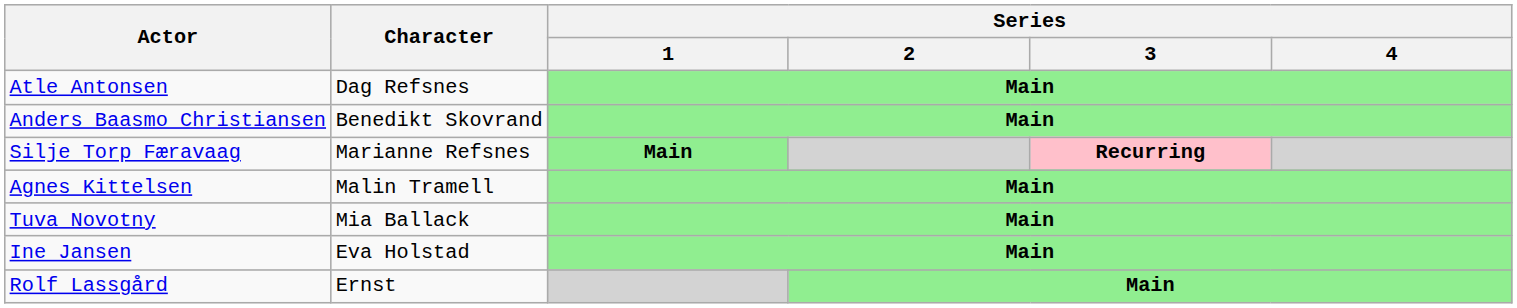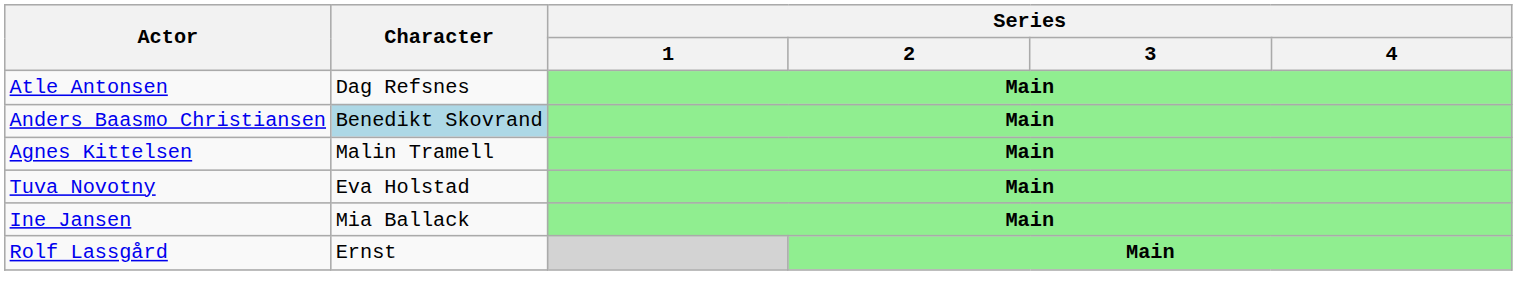(439, 120) no background -> (439, 120) lightblue background
- row: (125, 154)
(403, 220) Mia Ballack -> (403, 187) Eva Holstad
(403, 253) Eva Holstad -> (403, 220) Mia Ballack
